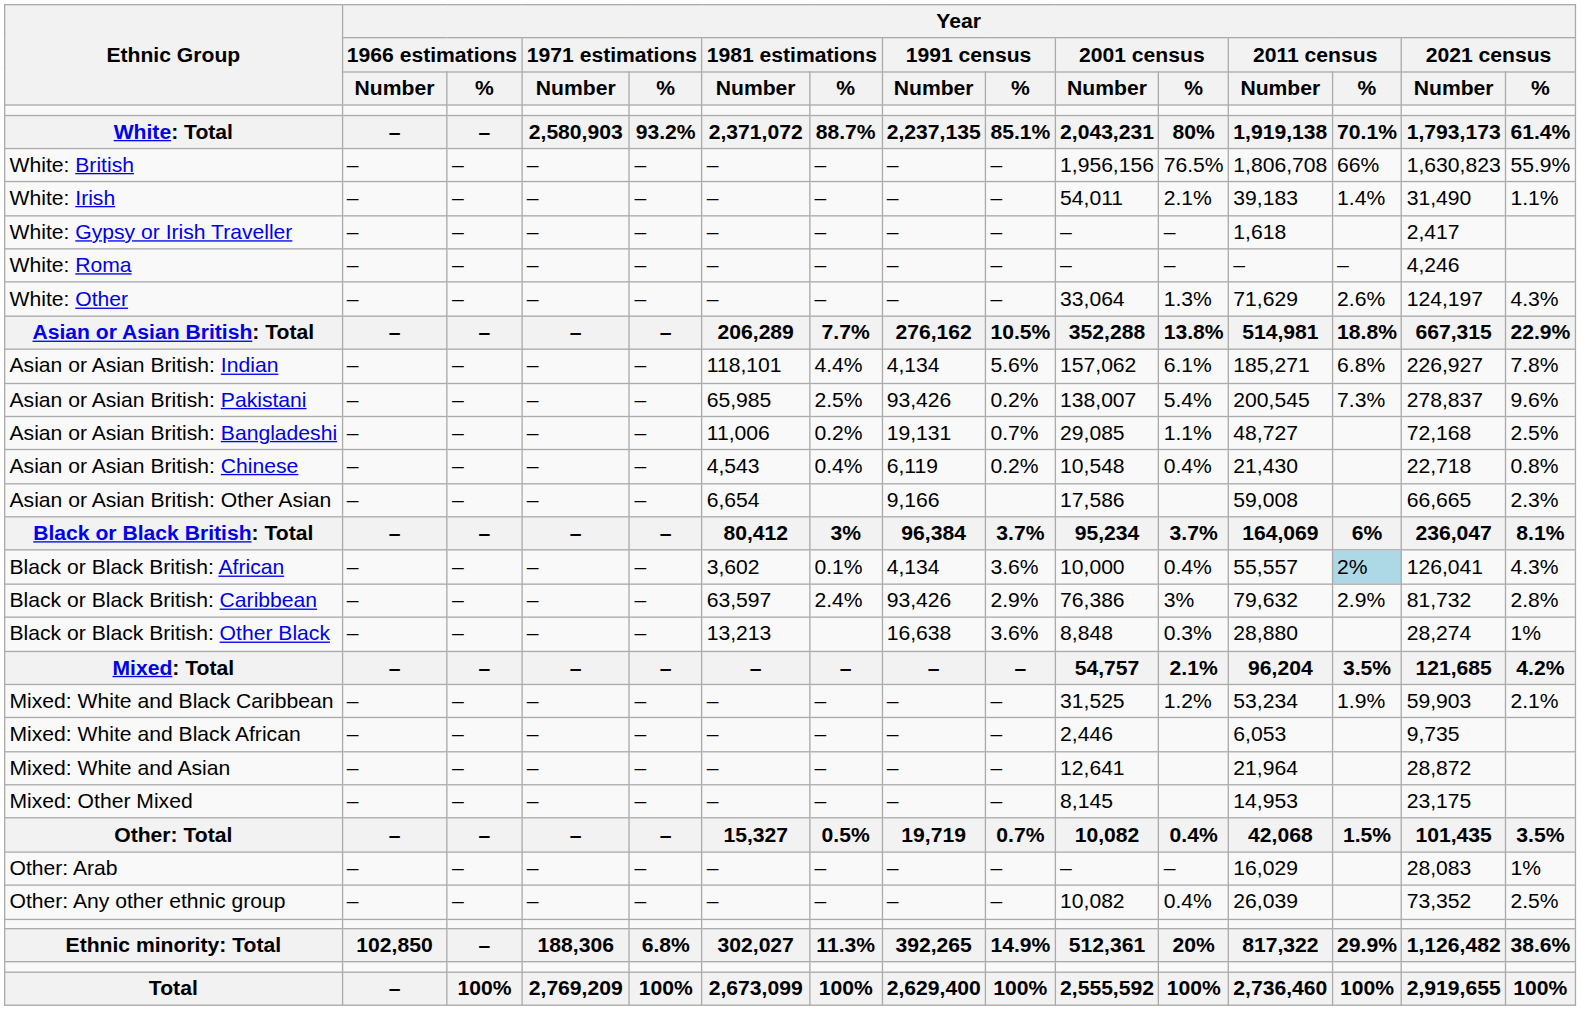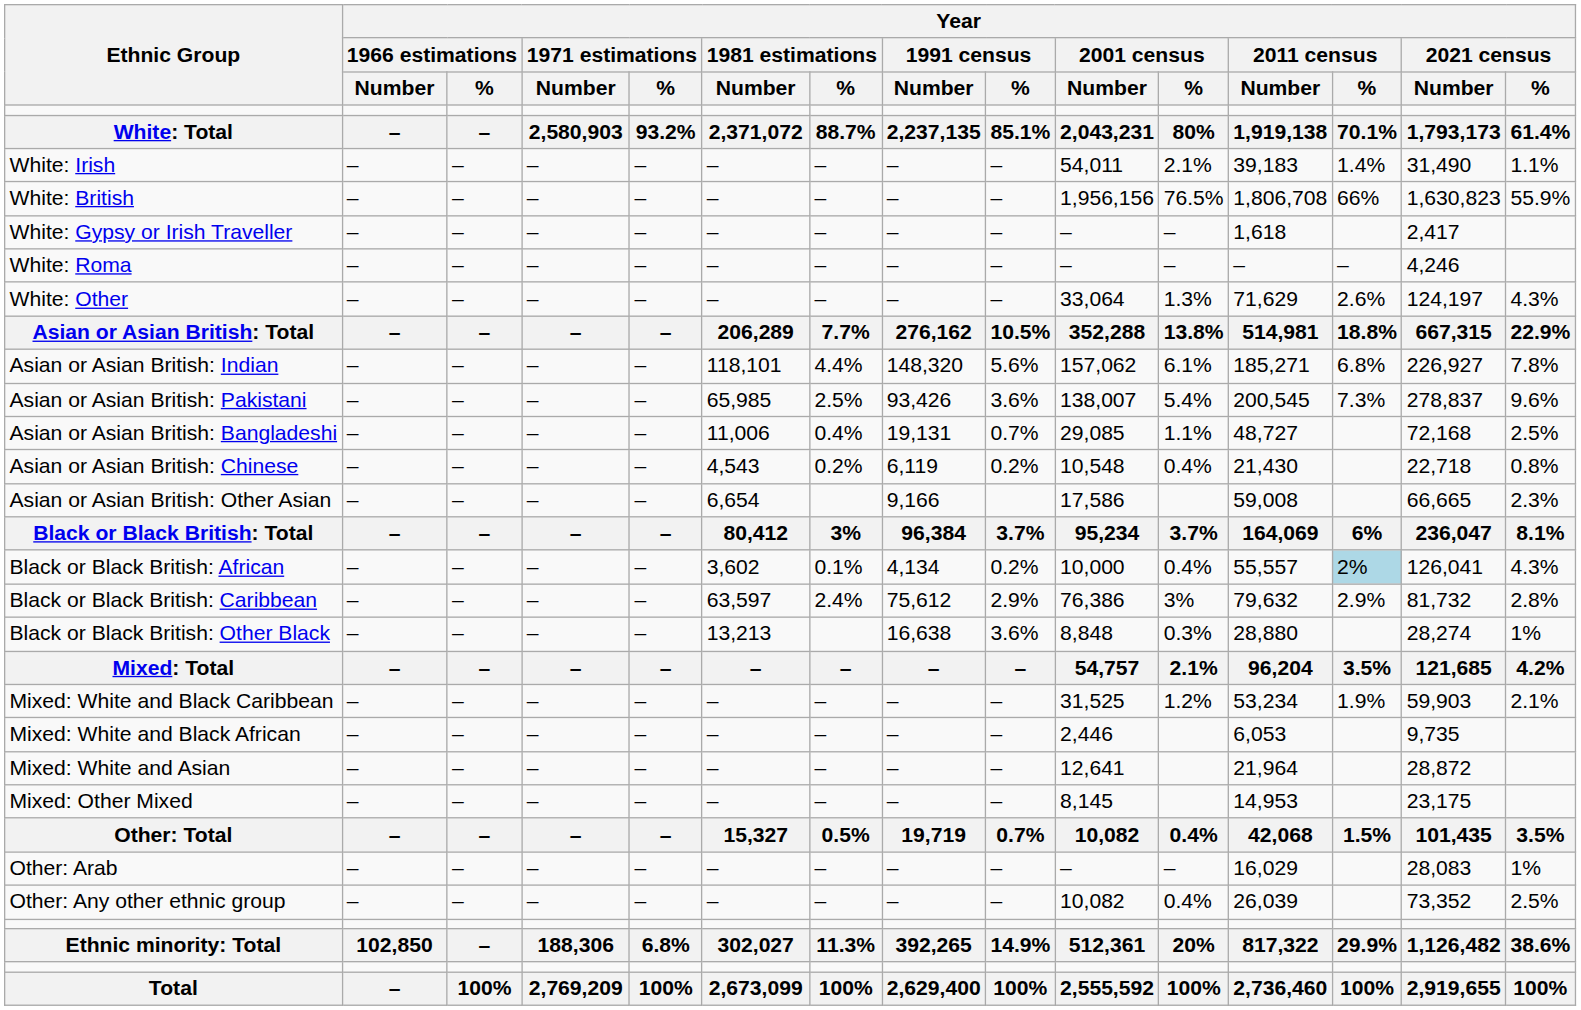rows swapped: (72, 164) <-> (62, 198)
(913, 365) 4,134 -> (925, 365) 148,320
(1014, 399) 0.2% -> (1014, 399) 3.6%
(838, 432) 0.2% -> (838, 432) 0.4%
(838, 466) 0.4% -> (838, 466) 0.2%
(1014, 566) 3.6% -> (1014, 566) 0.2%
(919, 600) 93,426 -> (919, 600) 75,612
